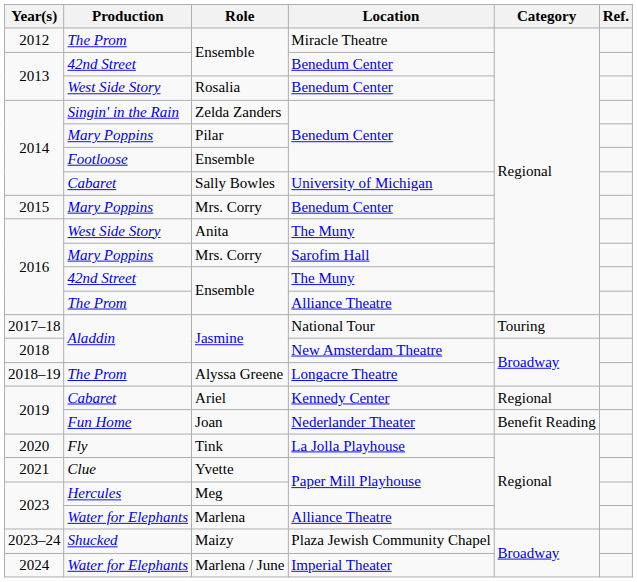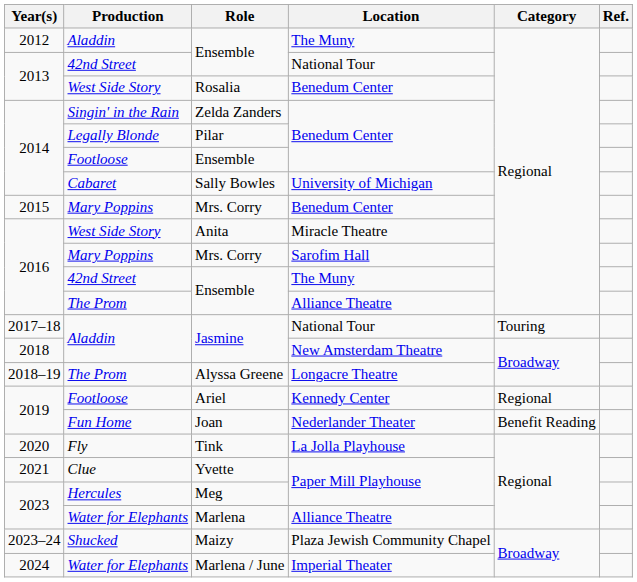(97, 40) The Prom -> (91, 40) Aladdin
(339, 40) Miracle Theatre -> (323, 40) The Muny
(342, 64) Benedum Center -> (333, 64) National Tour
(110, 135) Mary Poppins -> (113, 135) Legally Blonde
(323, 231) The Muny -> (339, 231) Miracle Theatre
(92, 398) Cabaret -> (98, 398) Footloose
